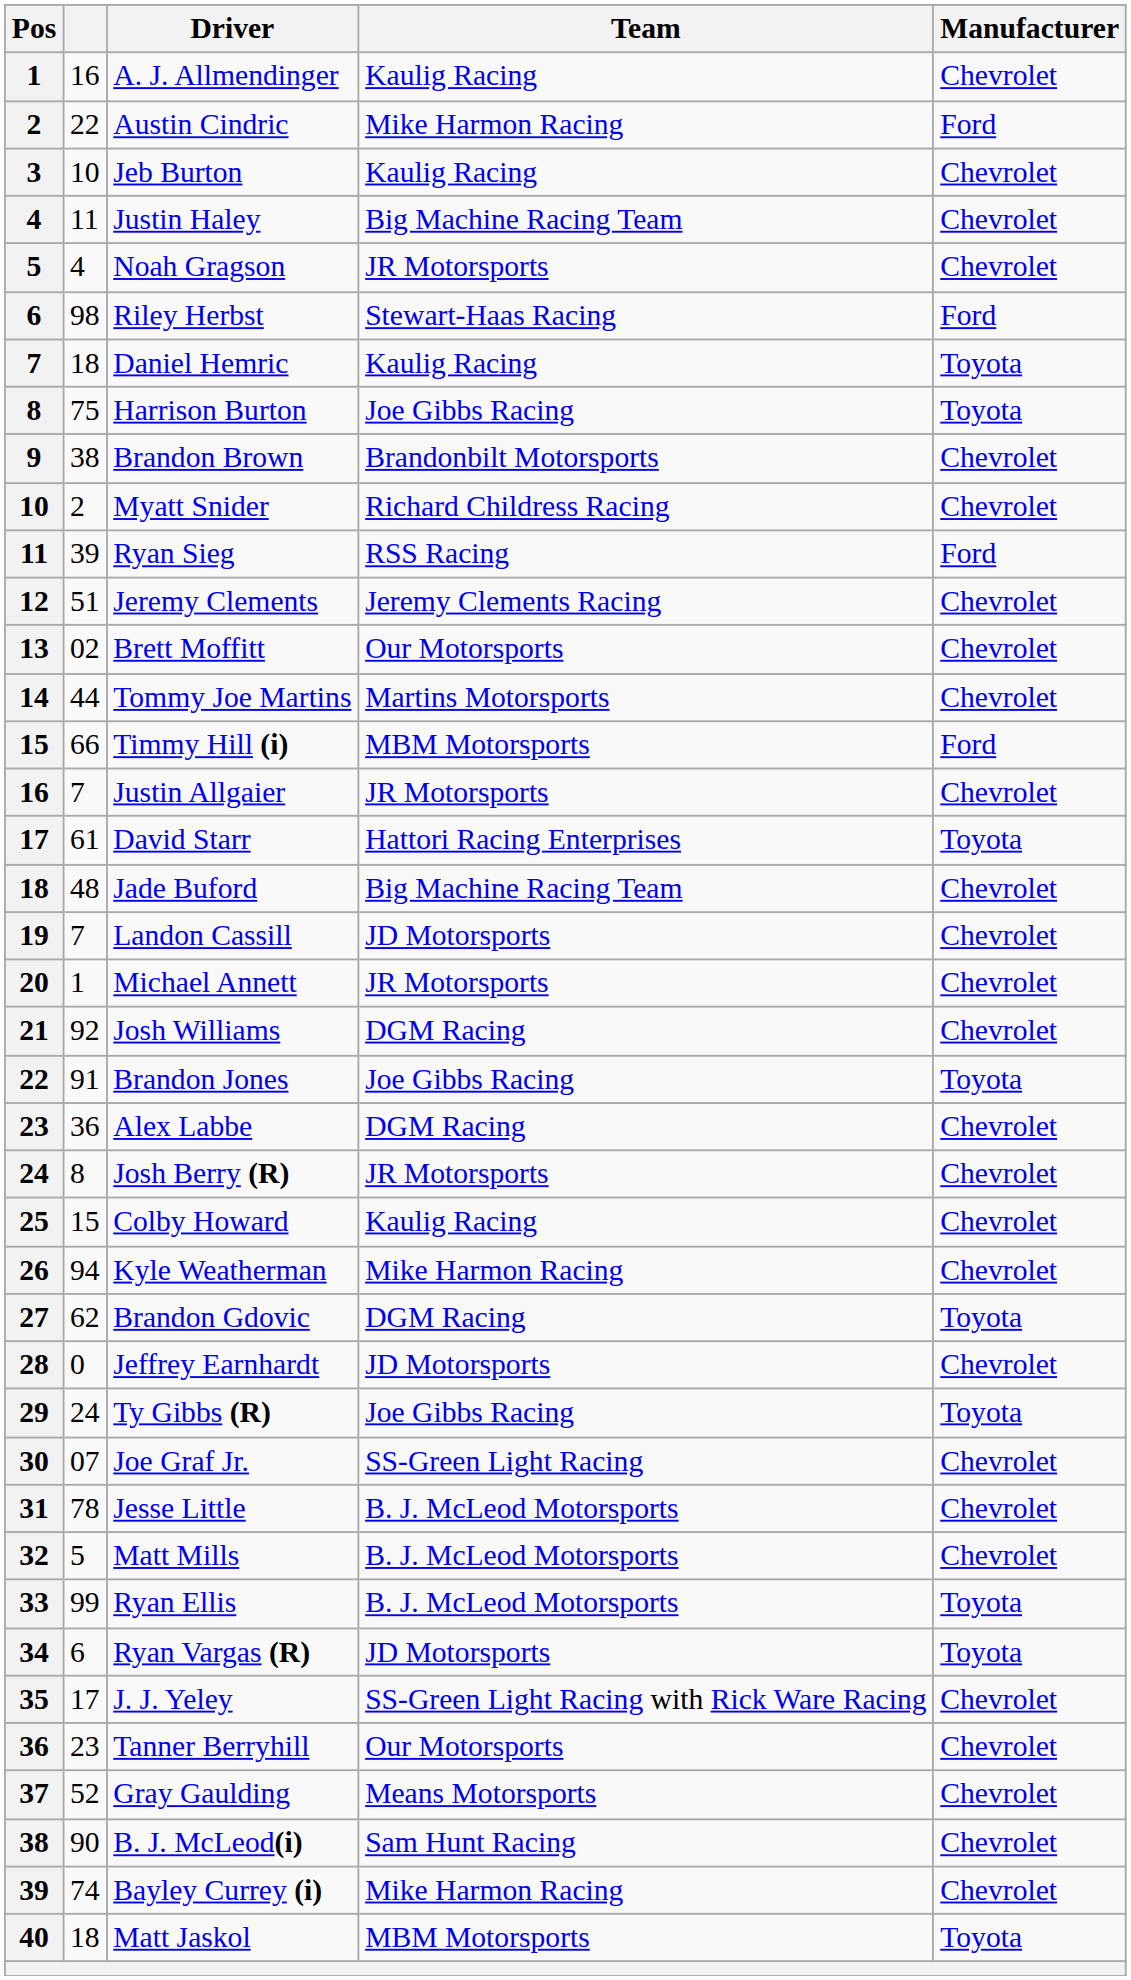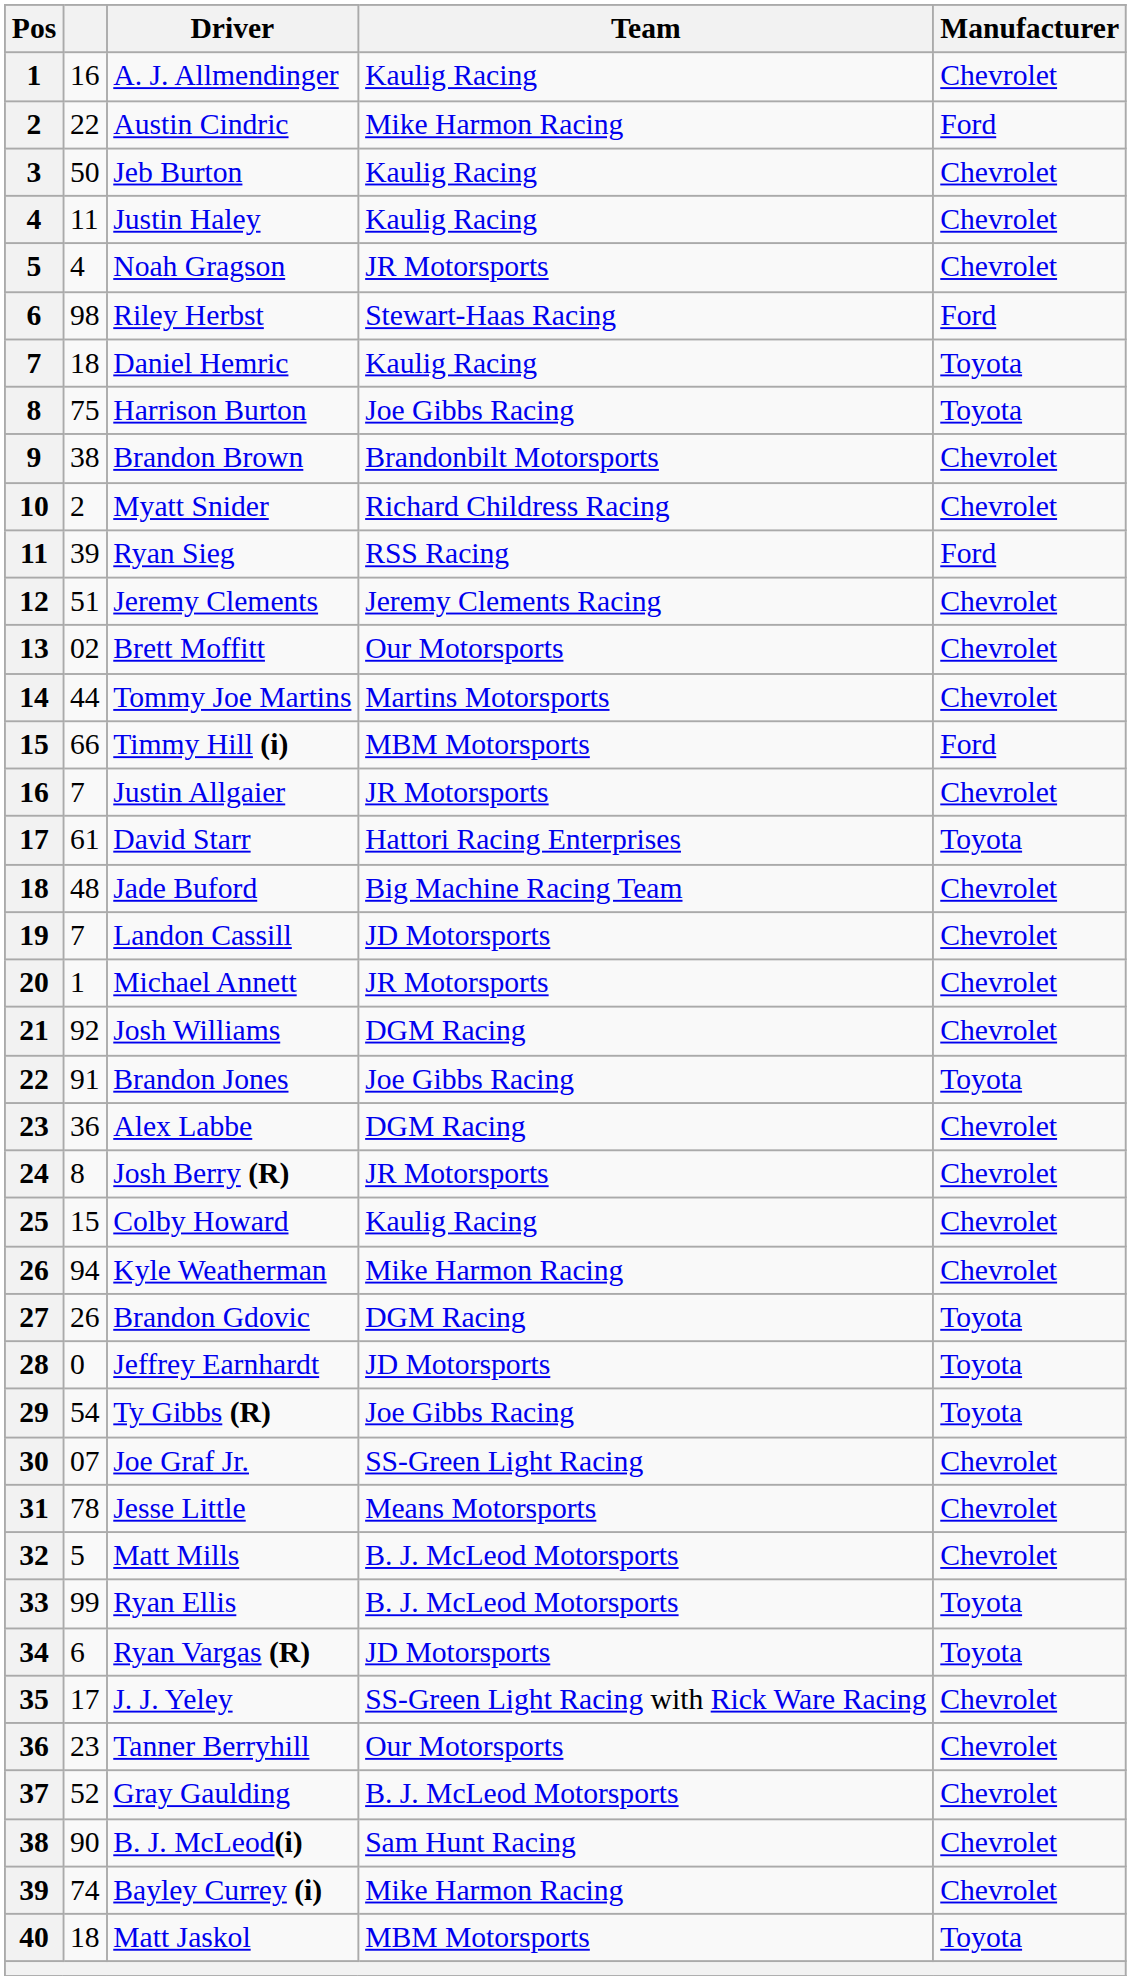(85, 171) 10 -> (85, 171) 50
(524, 218) Big Machine Racing Team -> (451, 218) Kaulig Racing
(85, 1316) 62 -> (85, 1316) 26
(999, 1364) Chevrolet -> (981, 1364) Toyota
(85, 1411) 24 -> (85, 1411) 54
(522, 1507) B. J. McLeod Motorsports -> (481, 1507) Means Motorsports
(481, 1793) Means Motorsports -> (522, 1793) B. J. McLeod Motorsports
